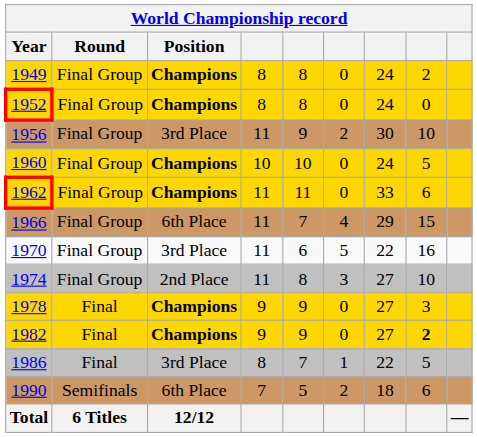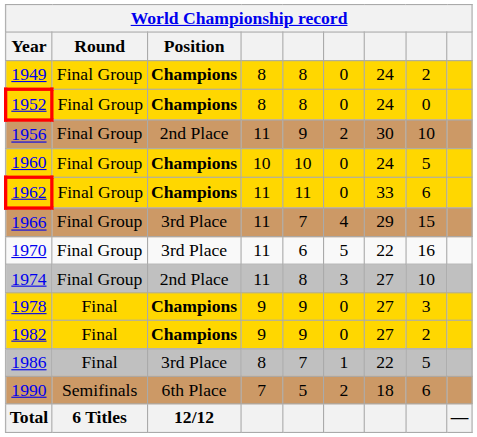(194, 133) 3rd Place -> (194, 133) 2nd Place
(194, 222) 6th Place -> (194, 222) 3rd Place
(426, 334) bold -> (426, 334) normal
